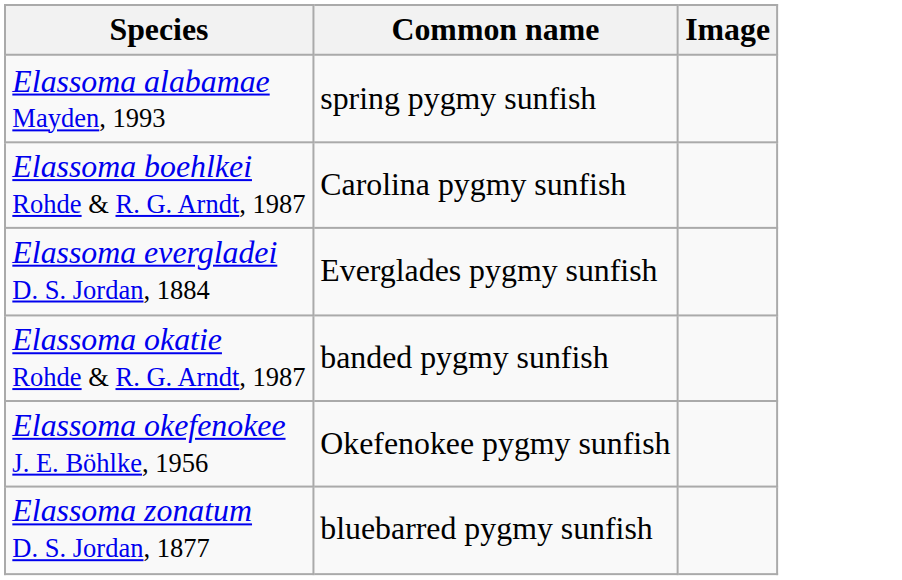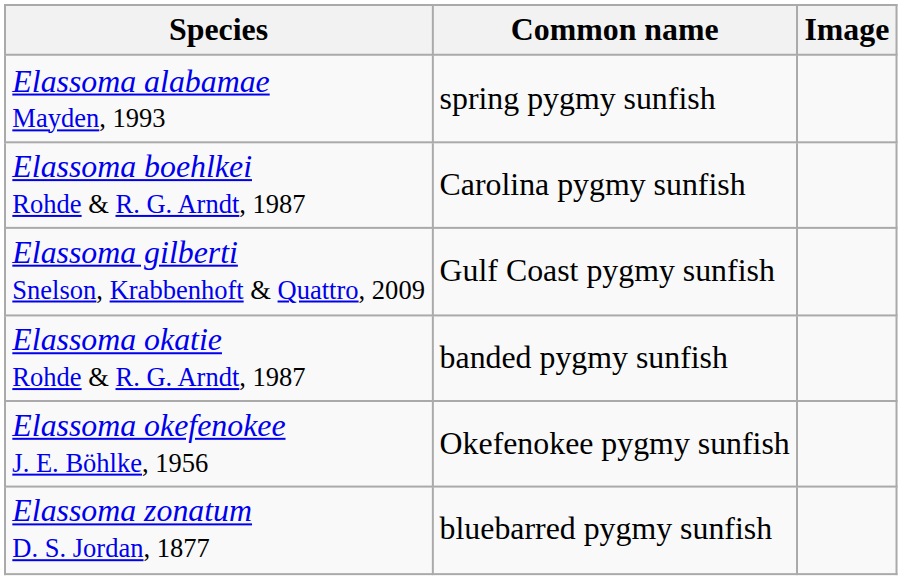- row: (145, 270)
+ row: (219, 270)
